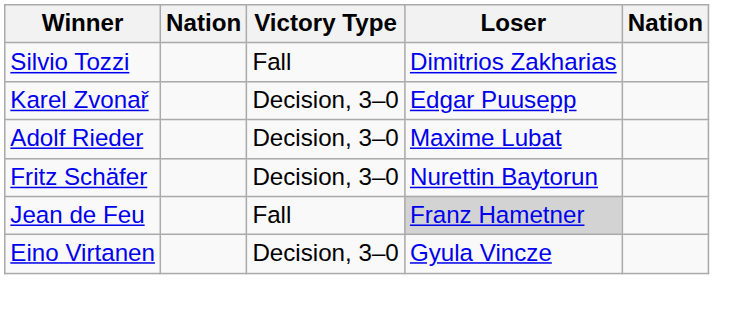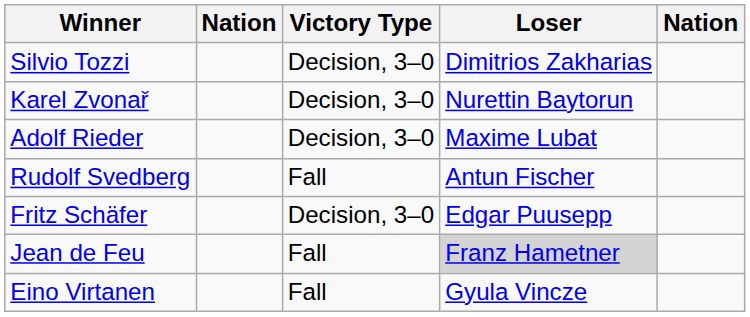(272, 61) Fall -> (361, 61) Decision, 3–0
(493, 100) Edgar Puusepp -> (539, 100) Nurettin Baytorun
+ row: (100, 176)
(504, 176) Nurettin Baytorun -> (529, 215) Edgar Puusepp
(326, 253) Decision, 3–0 -> (307, 291) Fall
